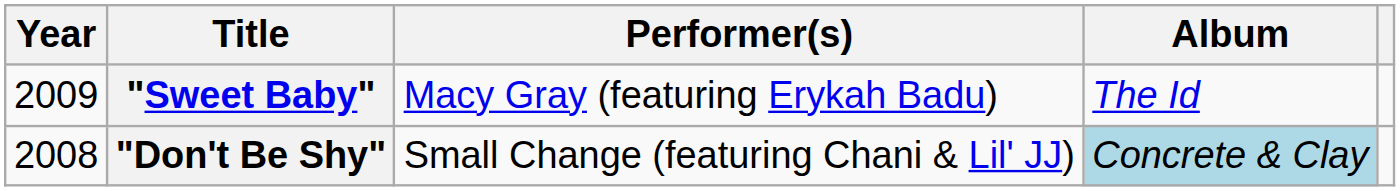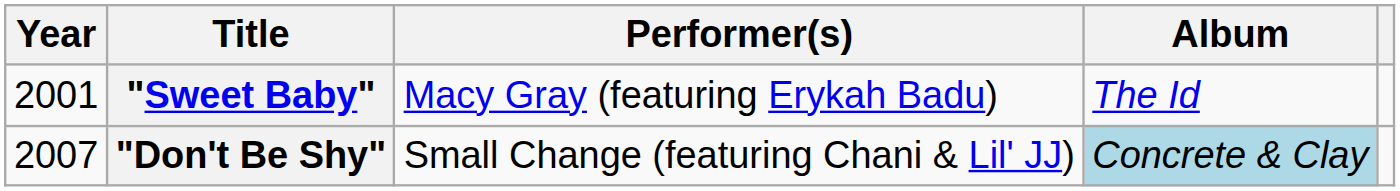(56, 94) 2009 -> (56, 94) 2001
(56, 154) 2008 -> (56, 154) 2007
